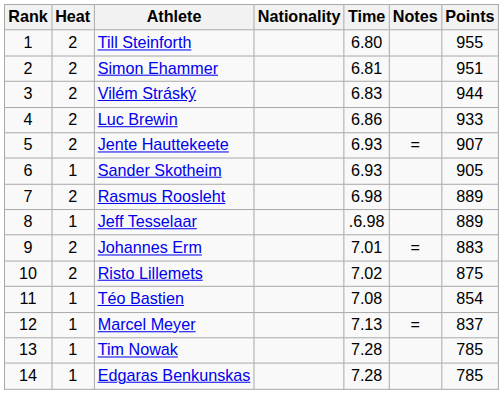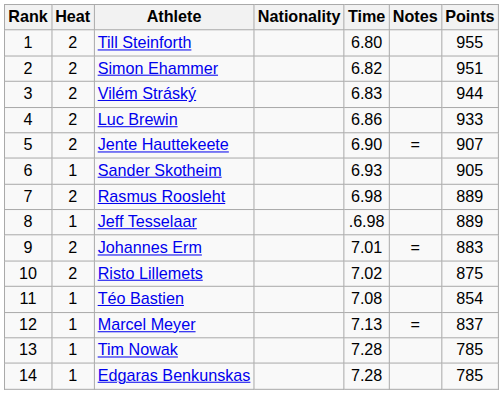(367, 68) 6.81 -> (367, 68) 6.82
(367, 145) 6.93 -> (367, 145) 6.90
